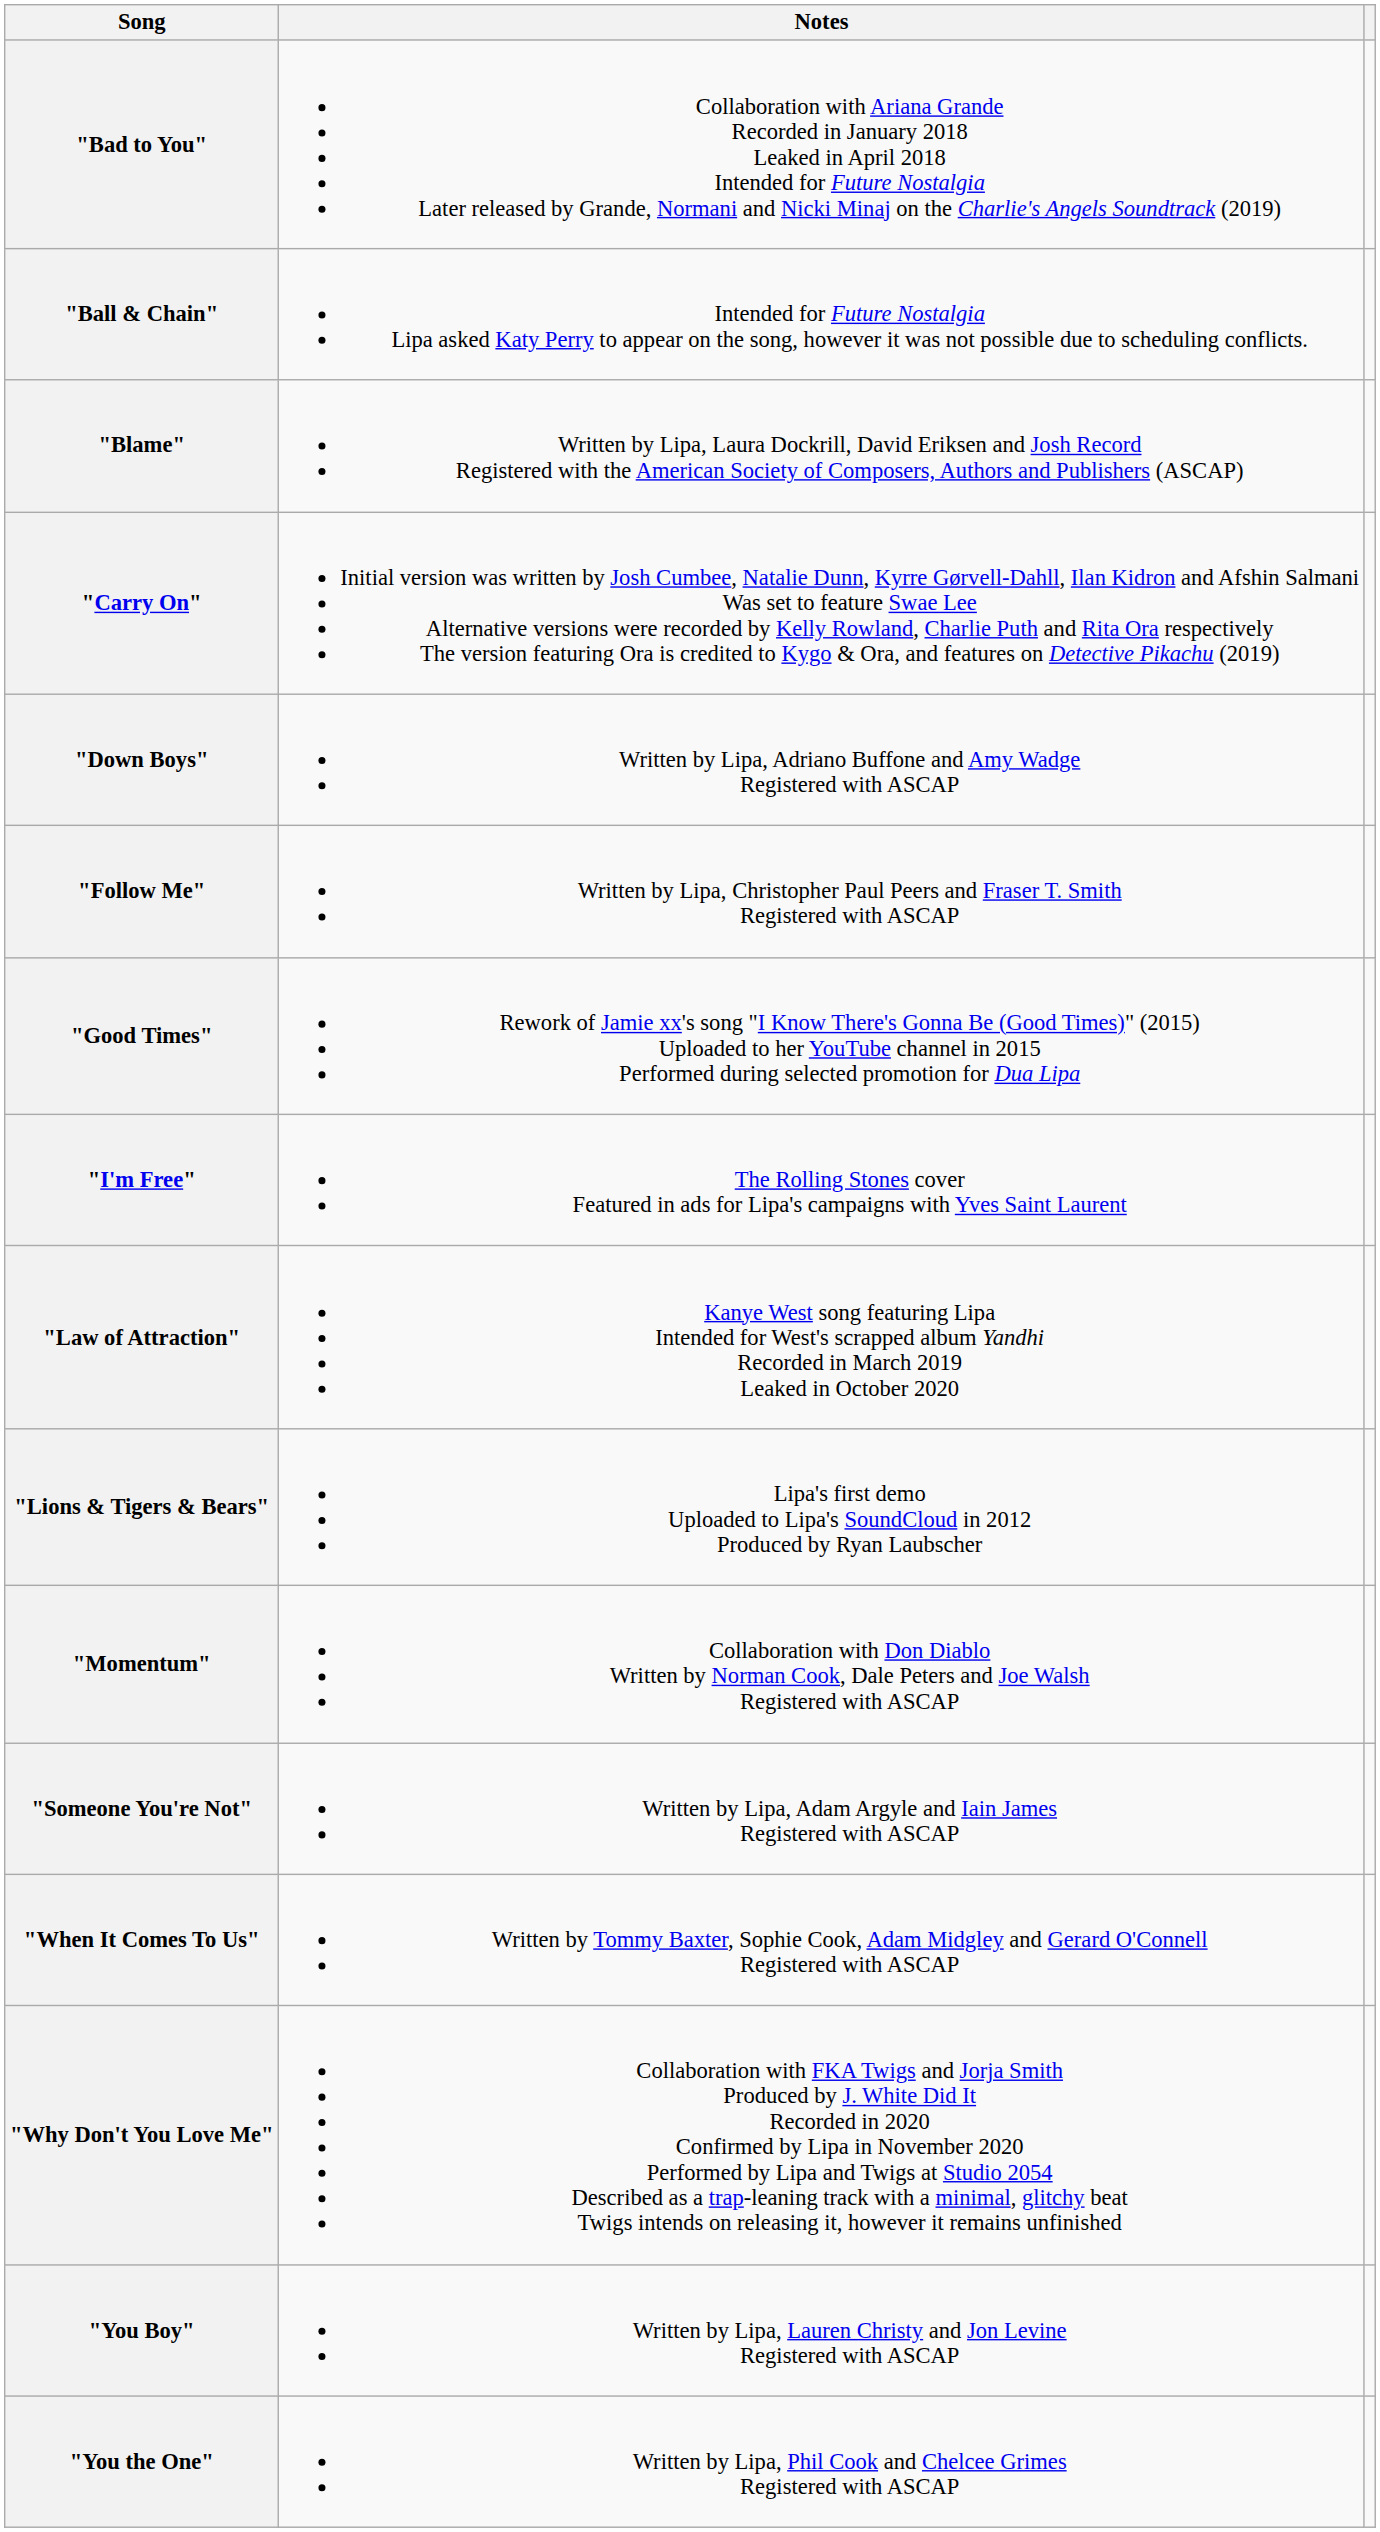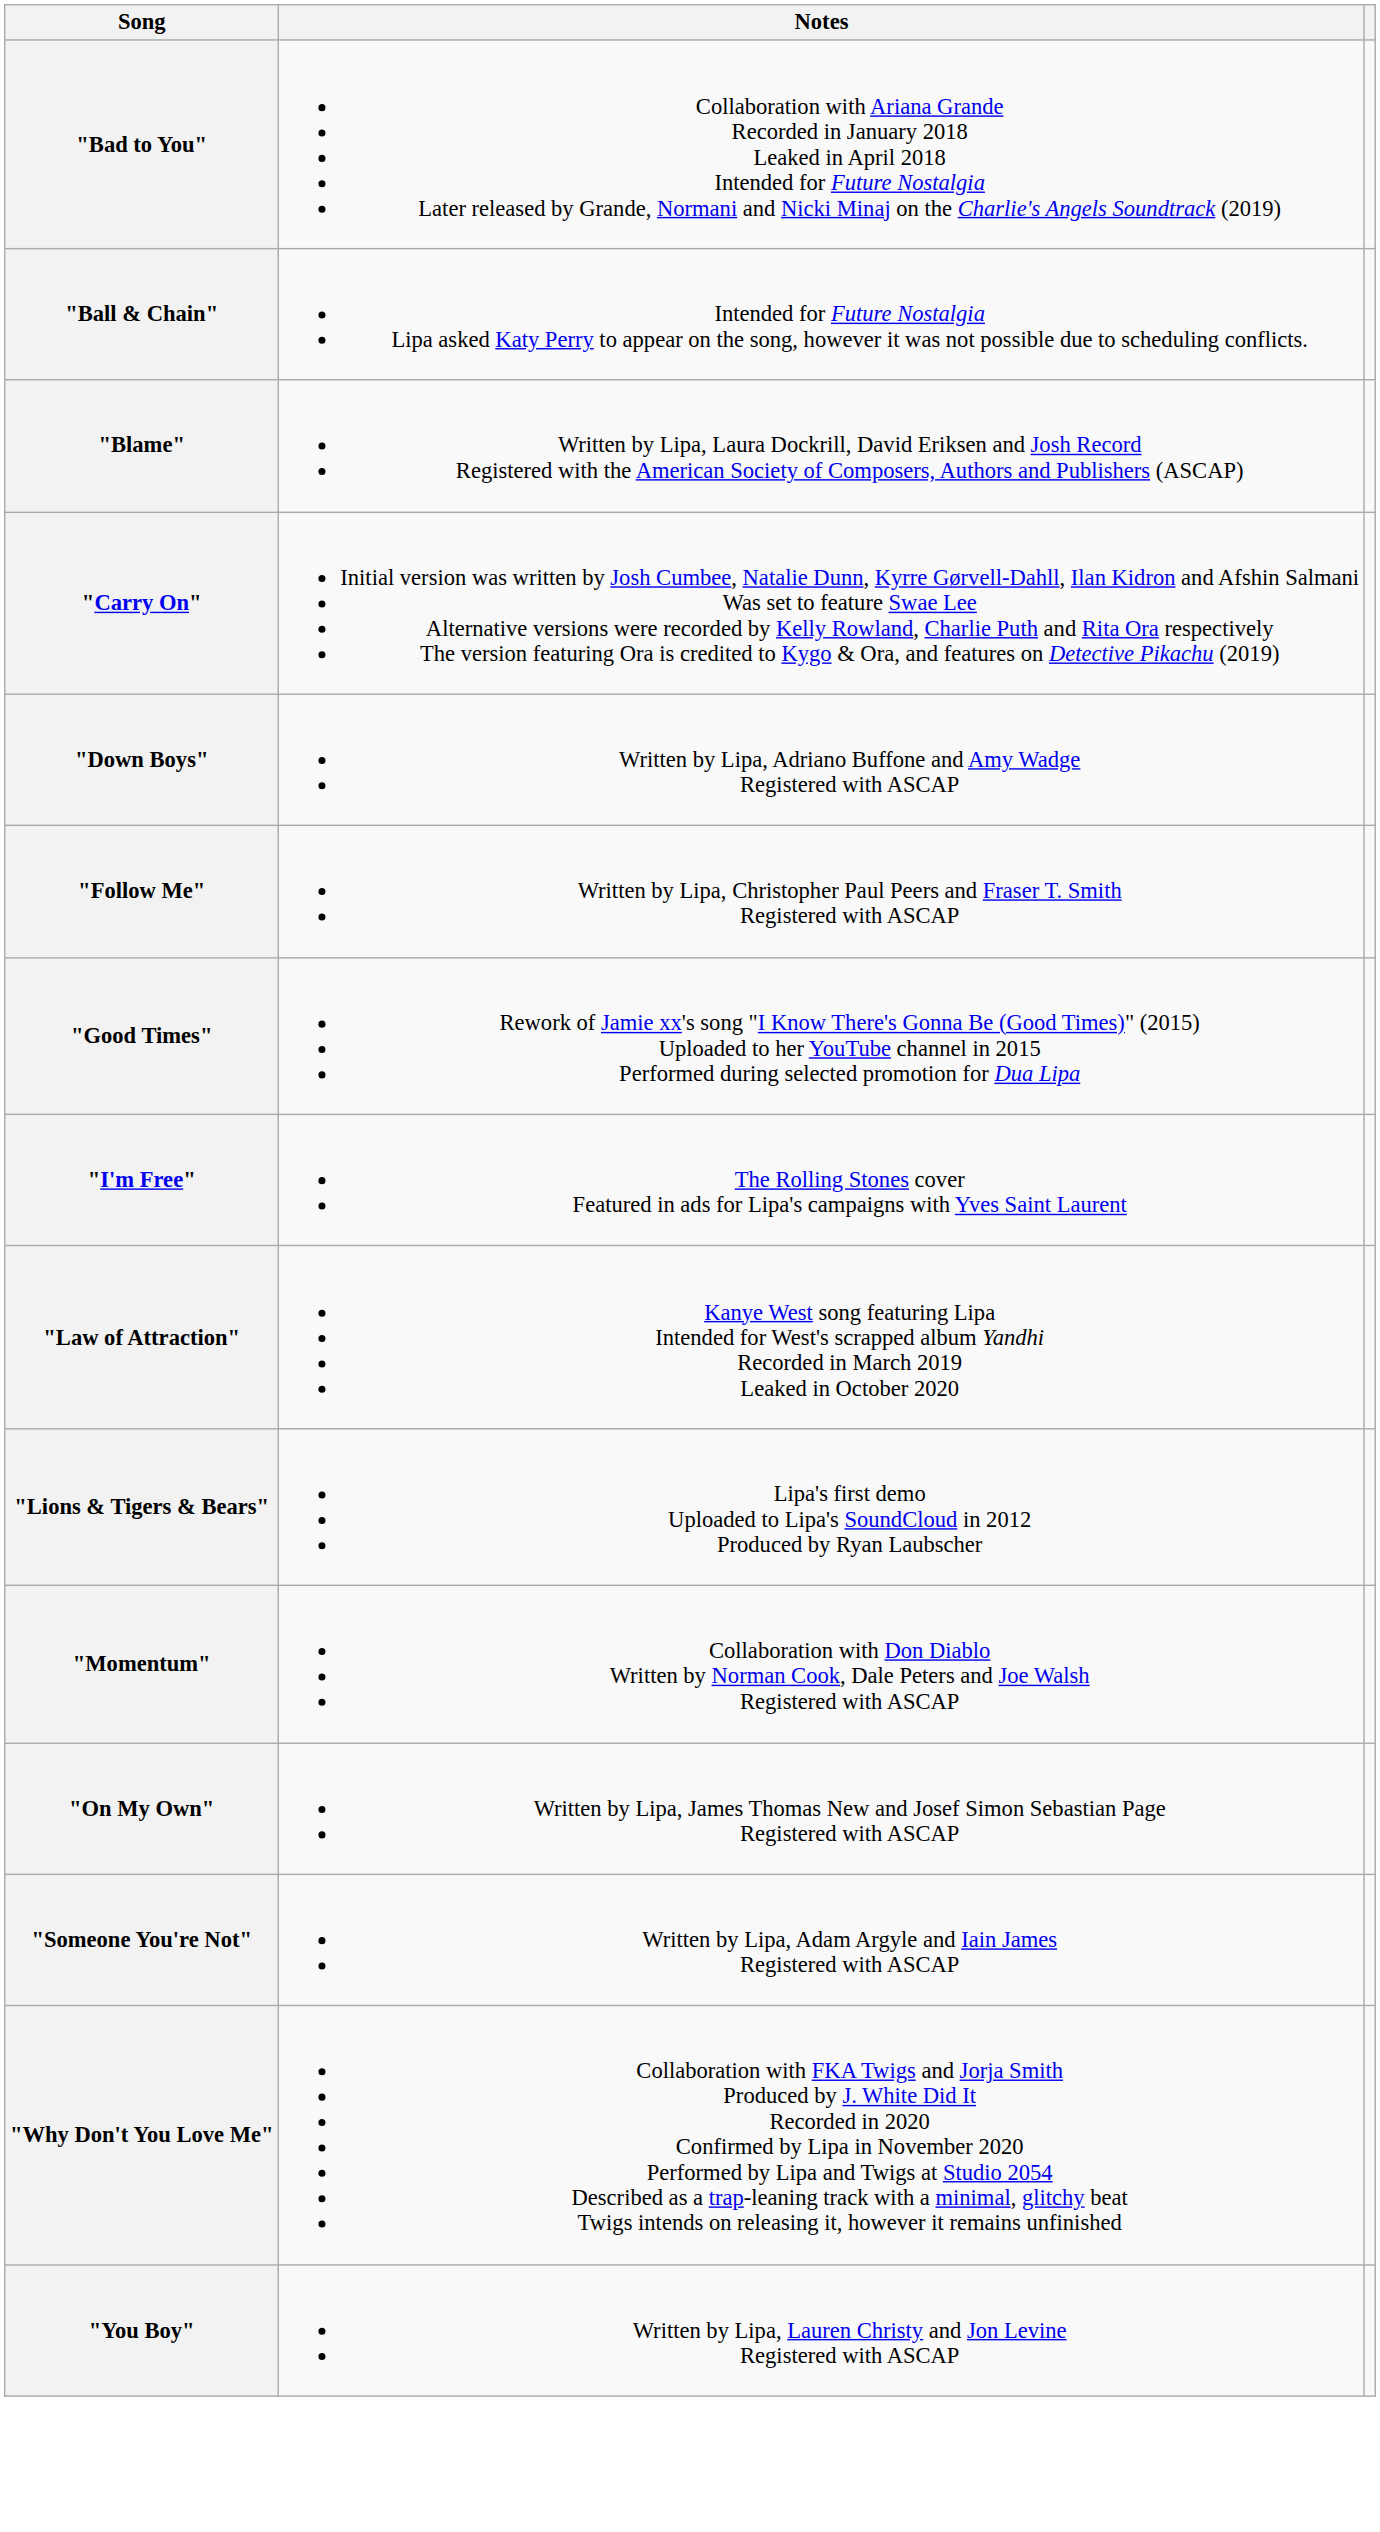+ row: (142, 1808)
- row: (142, 1939)
- row: (142, 2461)
